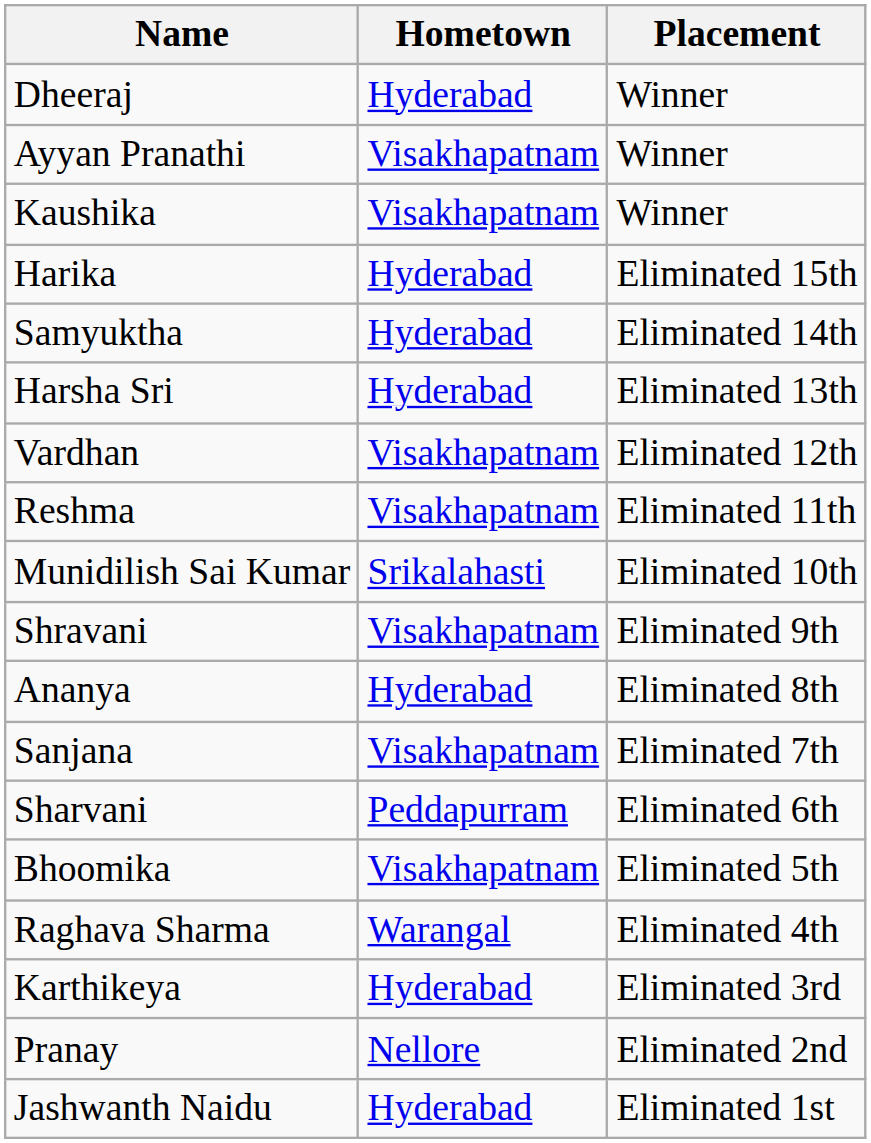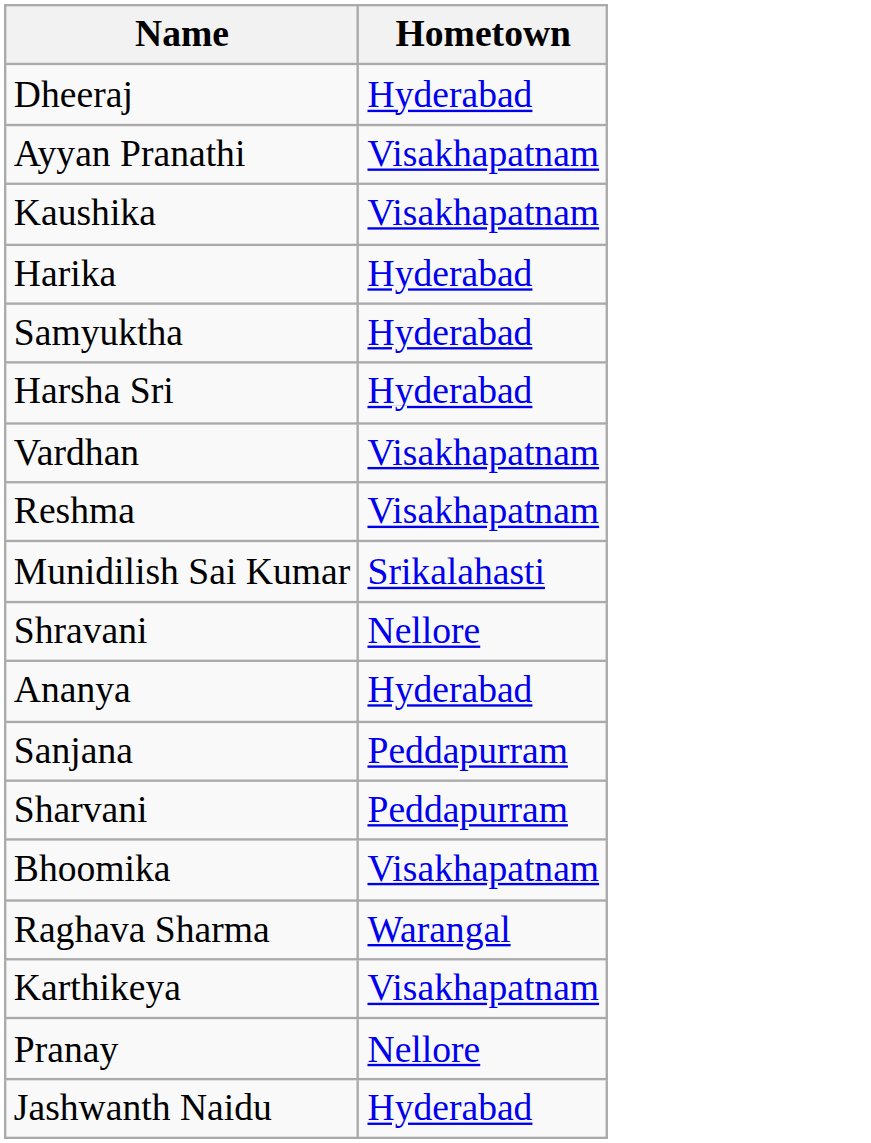- column: (737, 34)
(483, 630) Visakhapatnam -> (424, 630) Nellore
(483, 749) Visakhapatnam -> (468, 749) Peddapurram
(450, 988) Hyderabad -> (483, 988) Visakhapatnam
